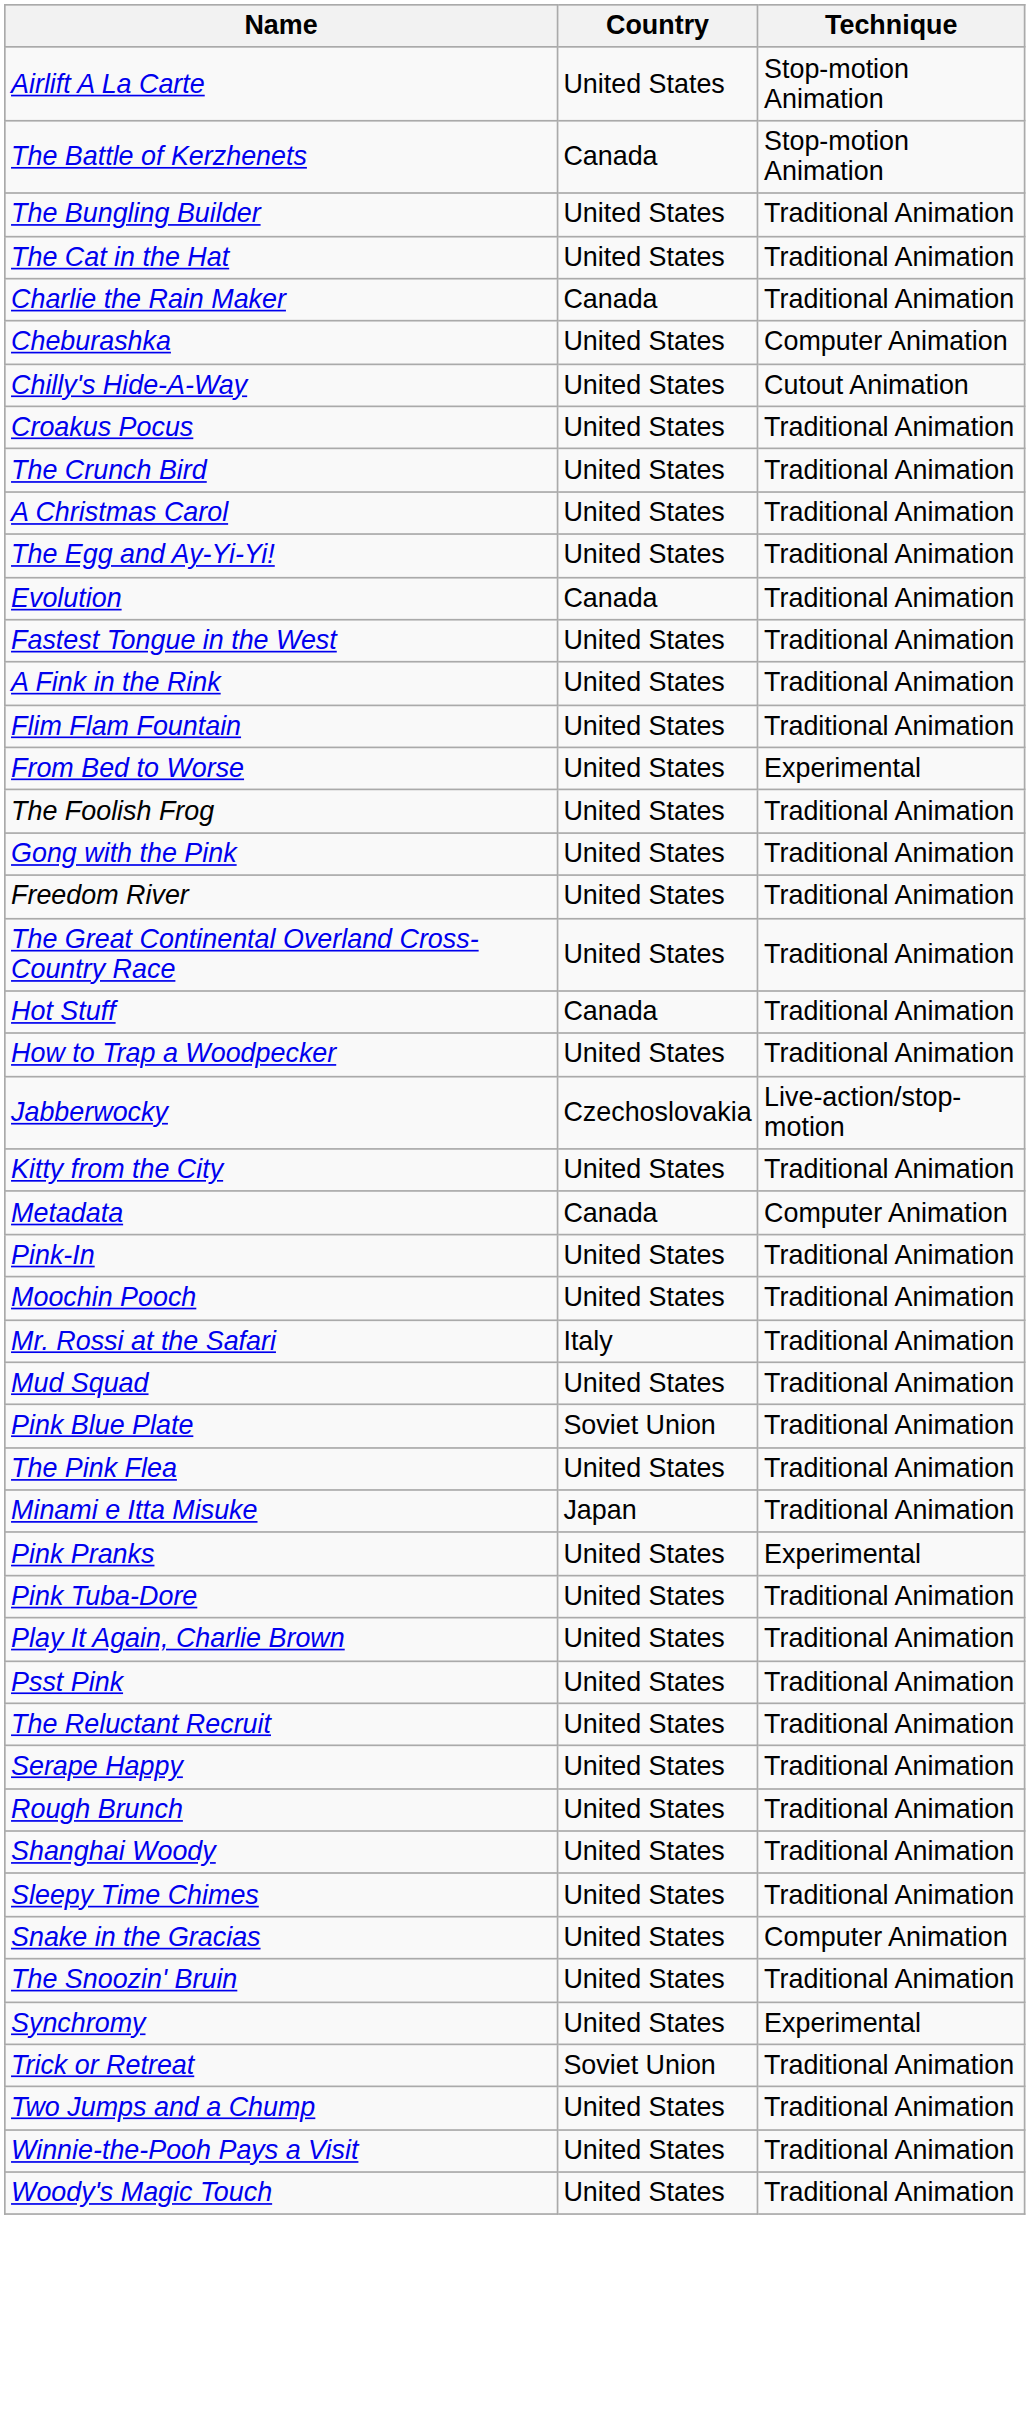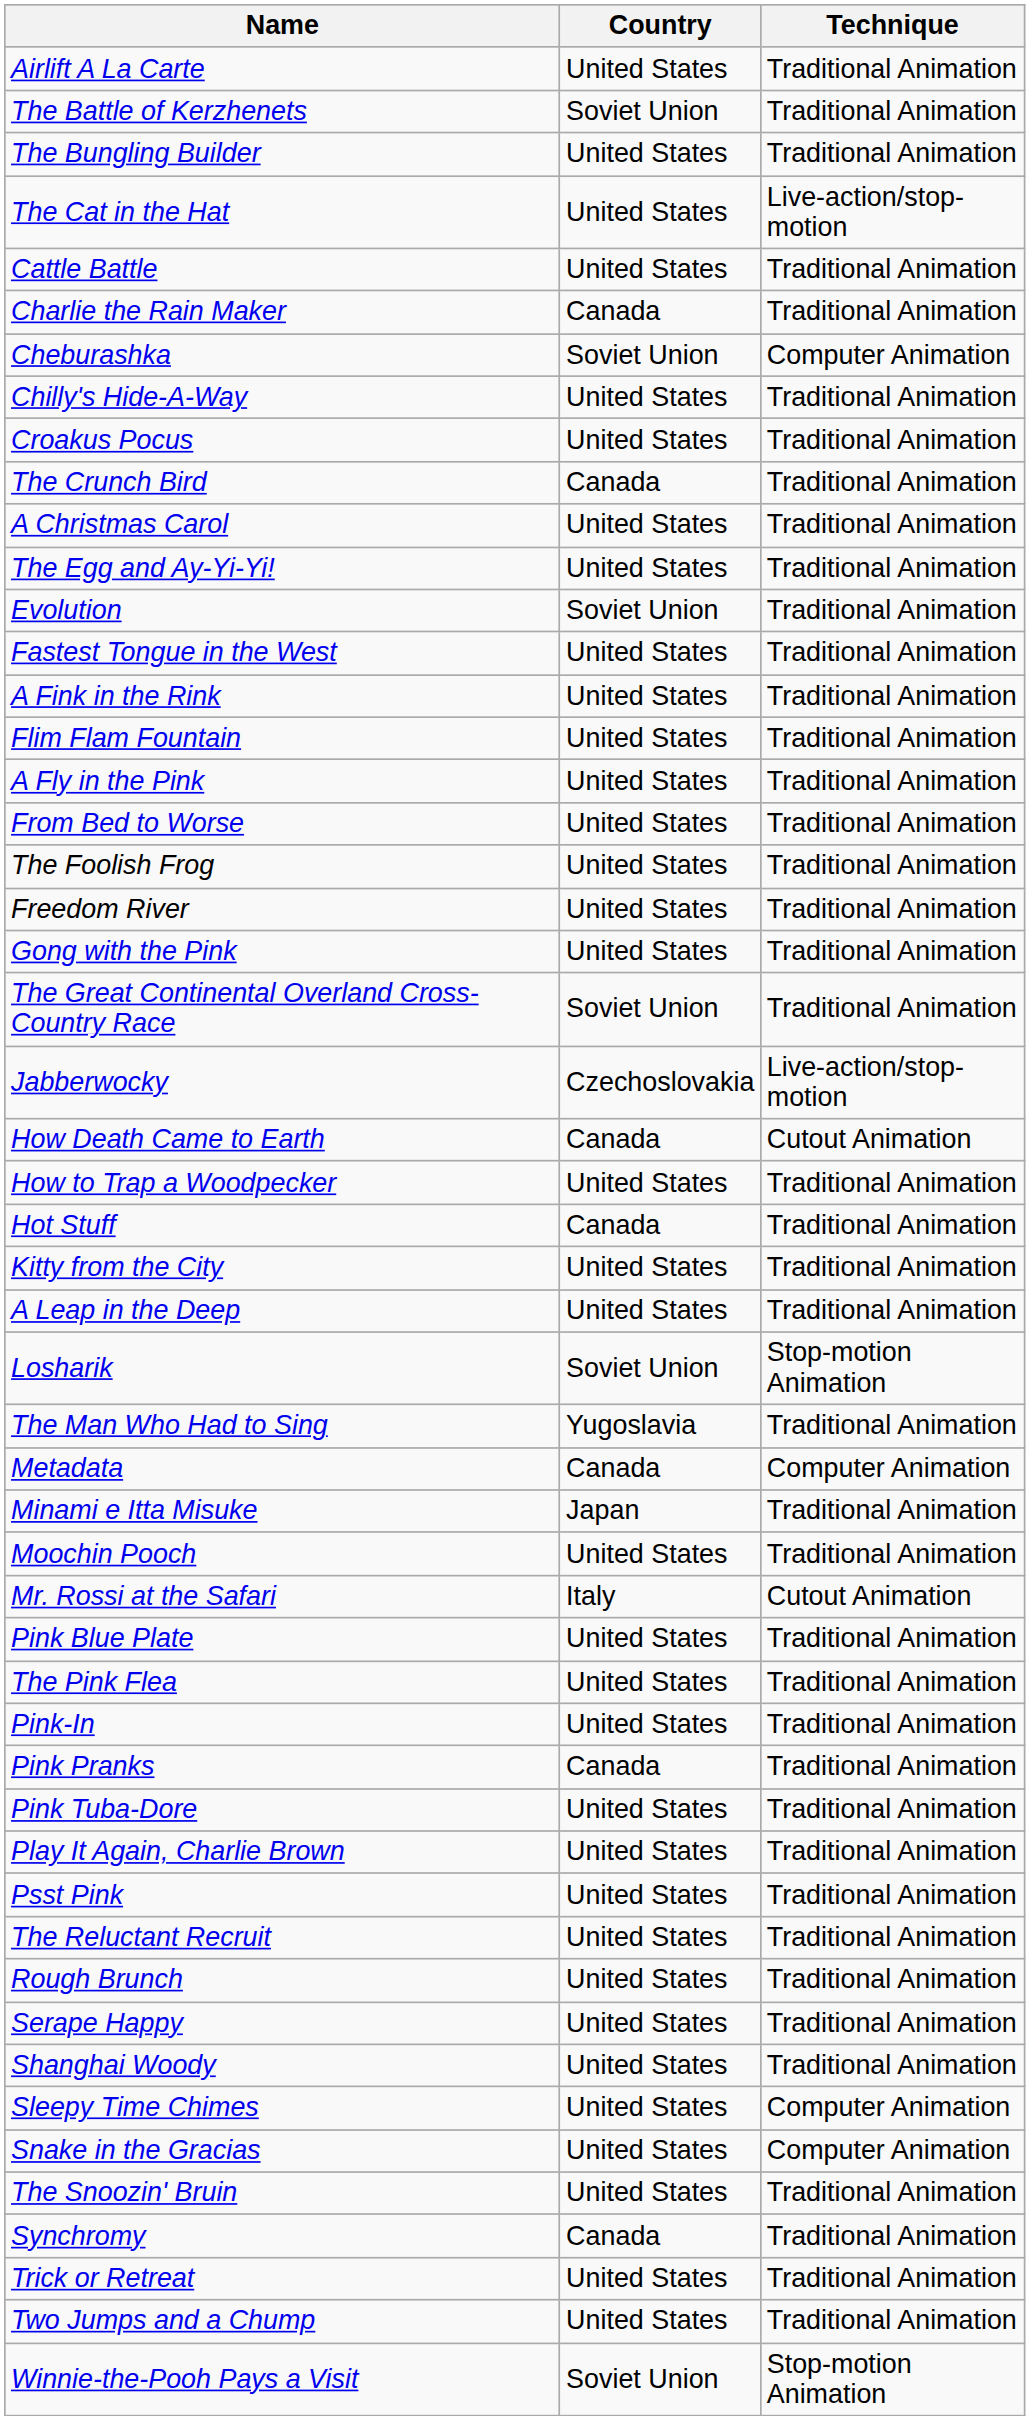(837, 83) Stop-motion Animation -> (892, 68) Traditional Animation
(610, 156) Canada -> (642, 111) Soviet Union
(837, 156) Stop-motion Animation -> (892, 111) Traditional Animation
(889, 256) Traditional Animation -> (865, 211) Live-action/stop-motion
+ row: (84, 269)
(644, 342) United States -> (642, 354) Soviet Union
(866, 384) Cutout Animation -> (892, 397) Traditional Animation
(644, 469) United States -> (613, 482) Canada
(610, 597) Canada -> (642, 610) Soviet Union
+ row: (108, 780)
(843, 768) Experimental -> (892, 823) Traditional Animation
rows swapped: (100, 896) <-> (124, 853)
(644, 954) United States -> (642, 1009) Soviet Union
rows swapped: (63, 1011) <-> (89, 1112)
+ row: (168, 1139)
+ row: (126, 1310)
+ row: (62, 1367)
+ row: (169, 1425)
rows swapped: (134, 1510) <-> (53, 1255)
(889, 1340) Traditional Animation -> (869, 1596) Cutout Animation
- row: (80, 1383)
(640, 1425) Soviet Union -> (647, 1638) United States
(644, 1553) United States -> (613, 1766) Canada
(843, 1553) Experimental -> (892, 1766) Traditional Animation
rows swapped: (97, 1809) <-> (97, 1766)
(889, 1894) Traditional Animation -> (889, 2107) Computer Animation
(644, 2022) United States -> (613, 2235) Canada
(843, 2022) Experimental -> (892, 2235) Traditional Animation
(640, 2065) Soviet Union -> (647, 2278) United States
(644, 2150) United States -> (642, 2378) Soviet Union
(889, 2150) Traditional Animation -> (839, 2378) Stop-motion Animation
- row: (142, 2193)
